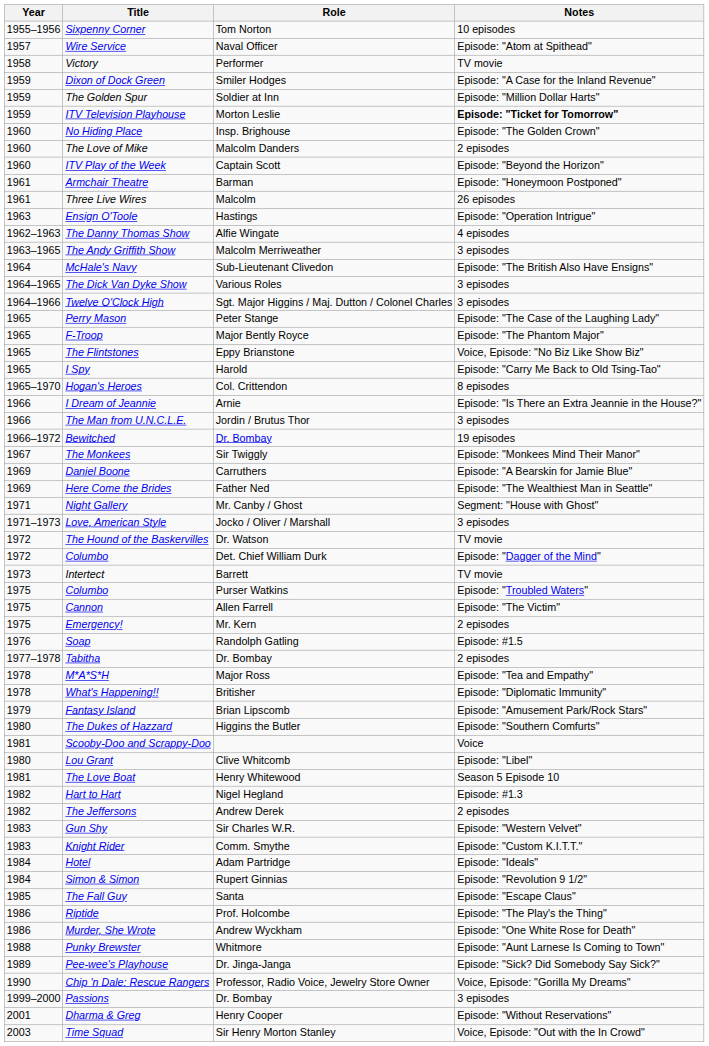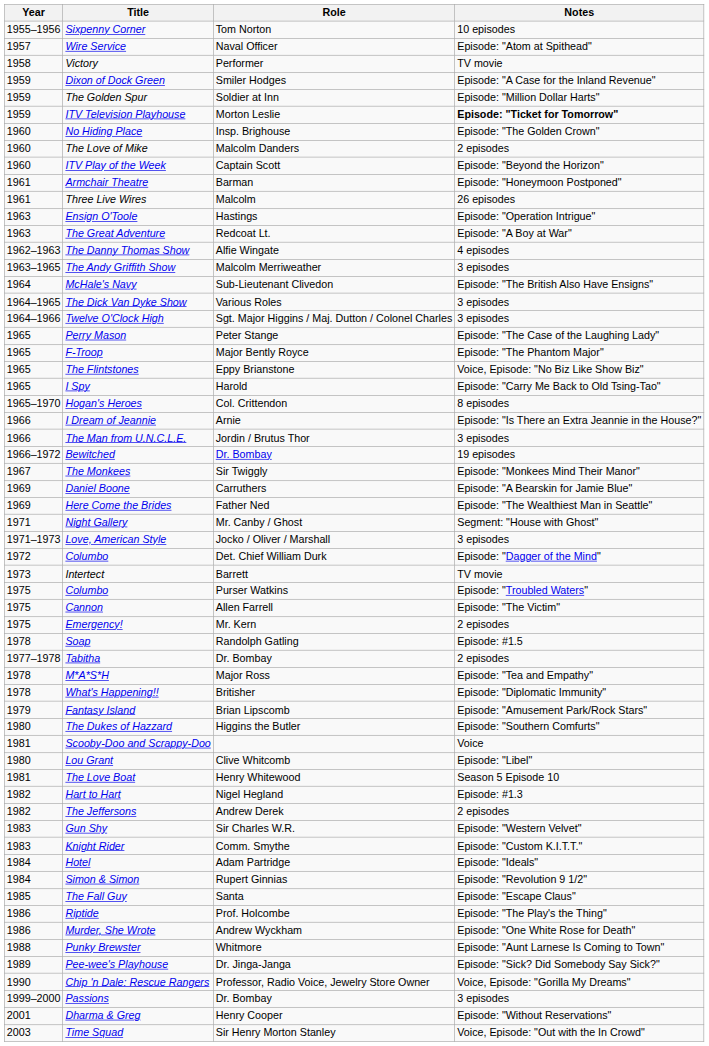+ row: (115, 234)
- row: (137, 540)
(19, 642) 1976 -> (19, 642) 1978
